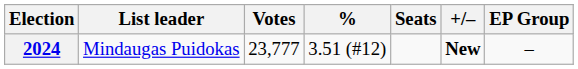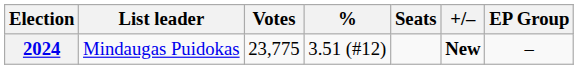(274, 49) 23,777 -> (274, 49) 23,775
